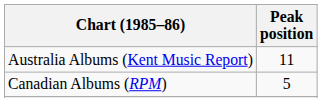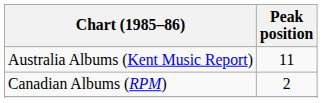(287, 84) 5 -> (287, 84) 2
